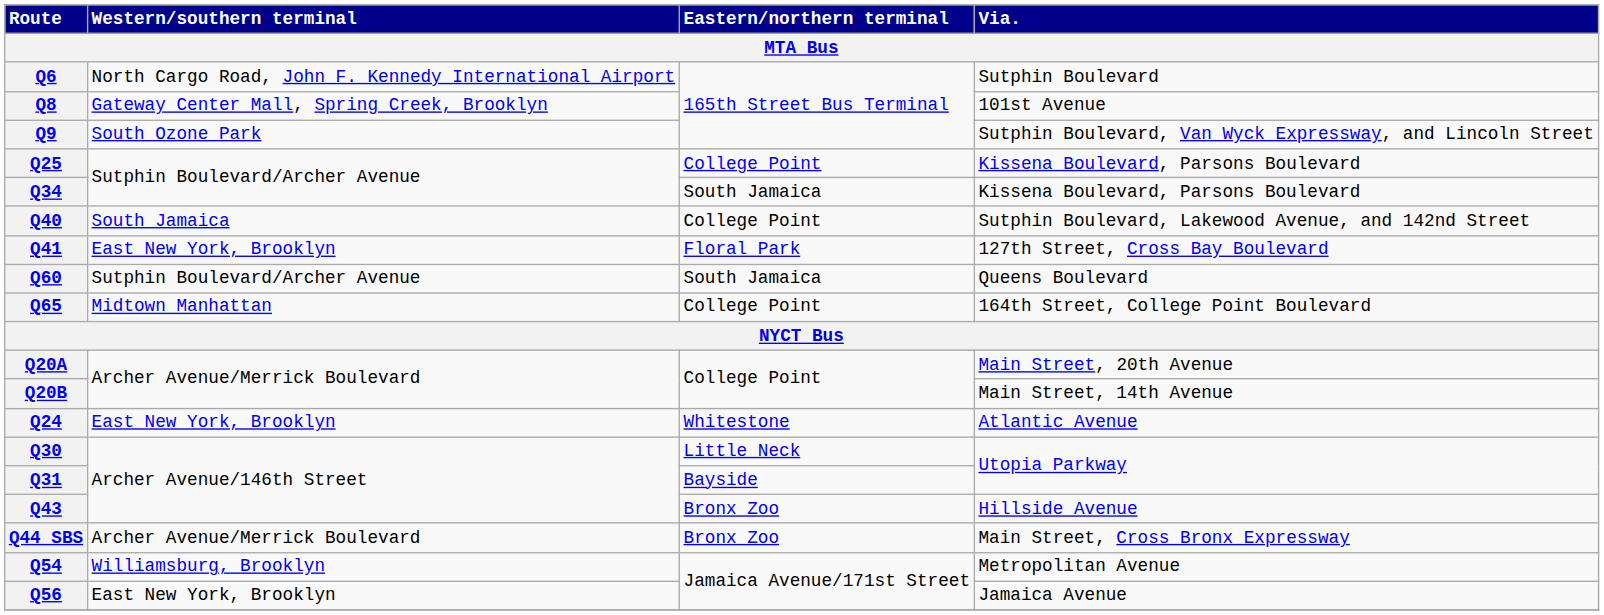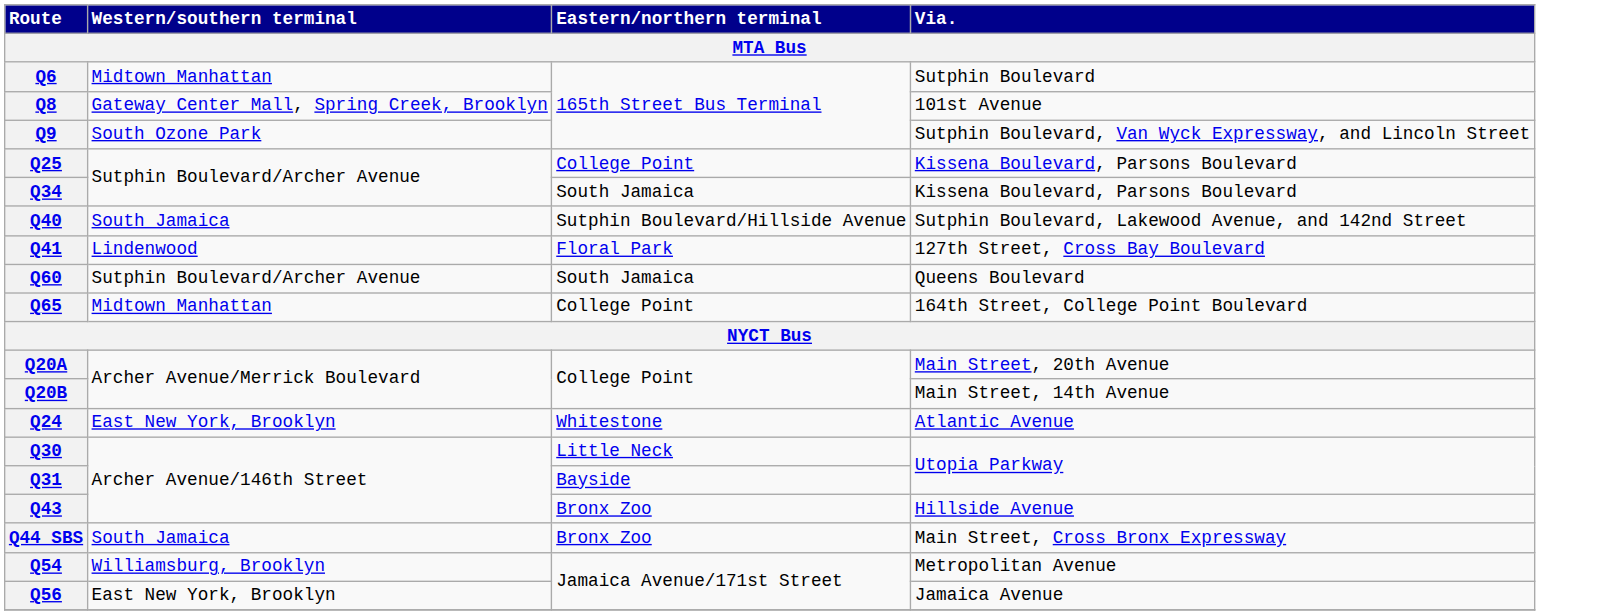(383, 77) North Cargo Road, John F. Kennedy International Airport -> (182, 77) Midtown Manhattan
(753, 221) College Point -> (731, 221) Sutphin Boulevard/Hillside Avenue
(214, 250) East New York, Brooklyn -> (145, 250) Lindenwood
(256, 538) Archer Avenue/Merrick Boulevard -> (161, 538) South Jamaica
